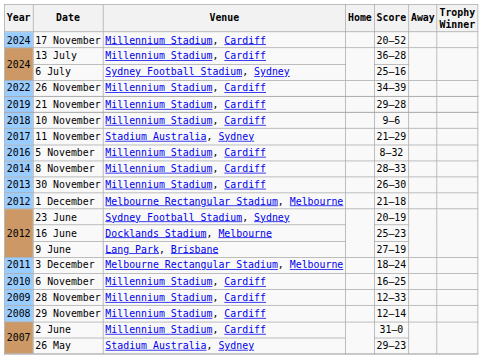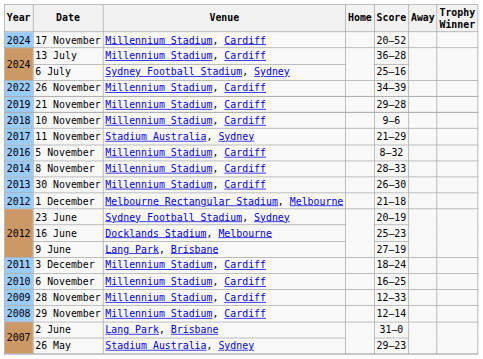(224, 265) Melbourne Rectangular Stadium, Melbourne -> (186, 265) Millennium Stadium, Cardiff
(186, 330) Millennium Stadium, Cardiff -> (162, 330) Lang Park, Brisbane
